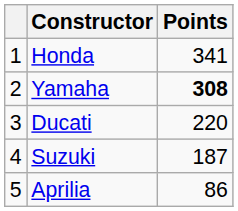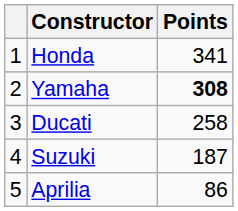(210, 123) 220 -> (210, 123) 258
